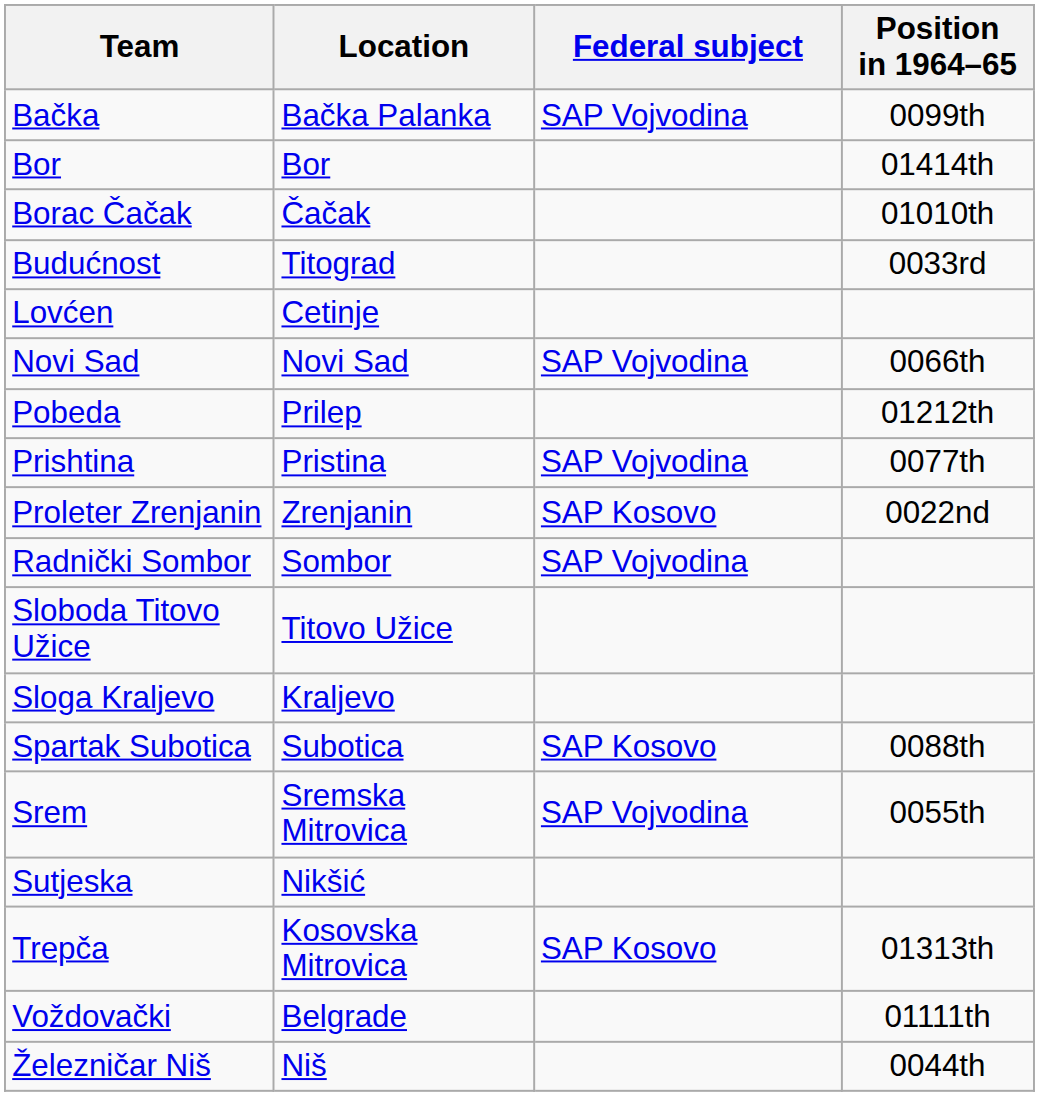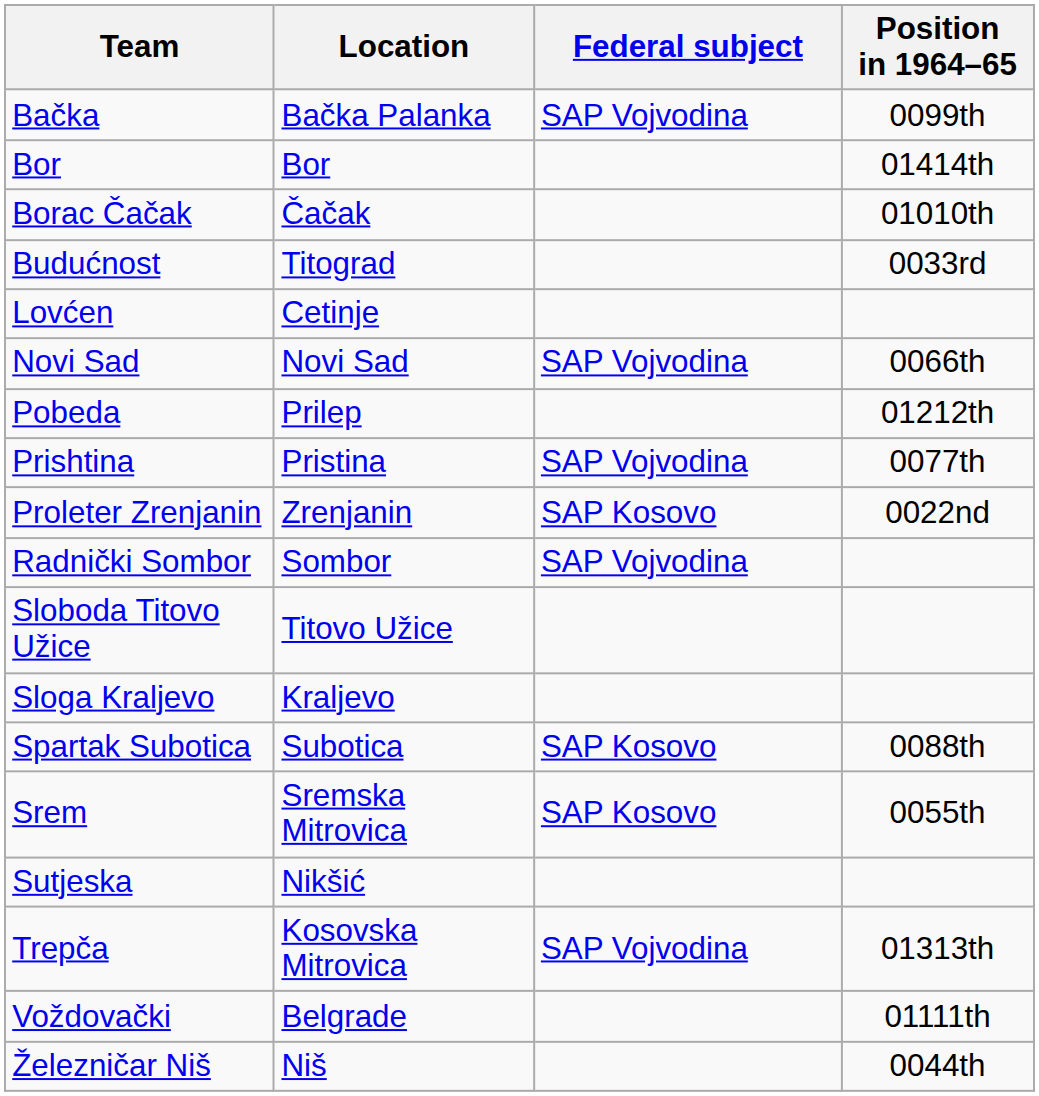(644, 813) SAP Vojvodina -> (629, 813) SAP Kosovo
(629, 948) SAP Kosovo -> (644, 948) SAP Vojvodina
